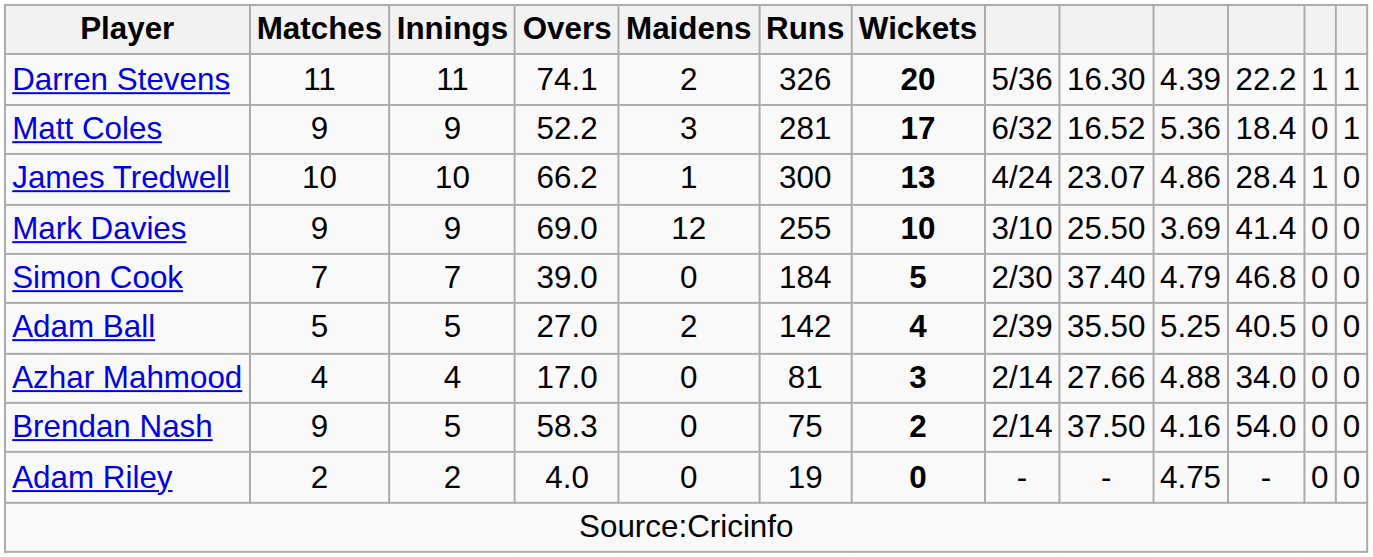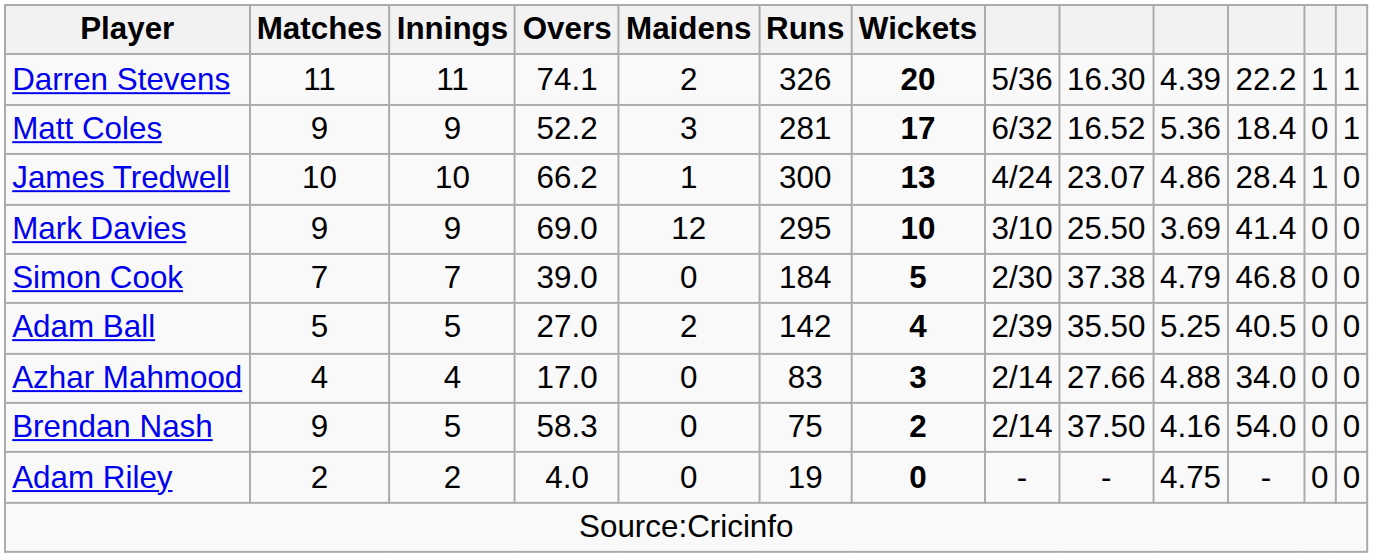(805, 228) 255 -> (805, 228) 295
(1106, 278) 37.40 -> (1106, 278) 37.38
(805, 377) 81 -> (805, 377) 83
